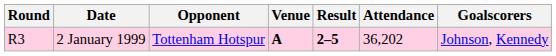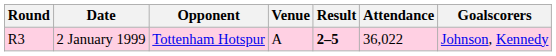(277, 39) bold -> (277, 39) normal
(383, 39) 36,202 -> (383, 39) 36,022
